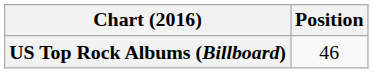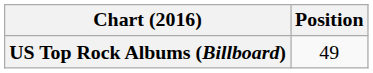(329, 51) 46 -> (329, 51) 49
